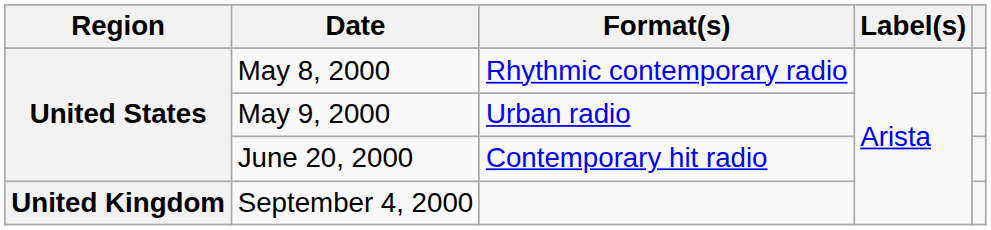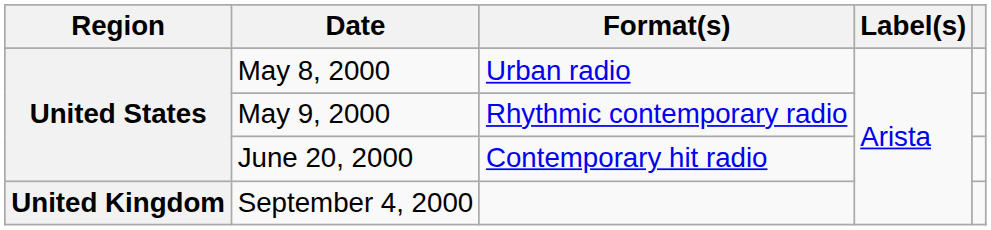(667, 70) Rhythmic contemporary radio -> (558, 70) Urban radio
(558, 114) Urban radio -> (667, 114) Rhythmic contemporary radio
